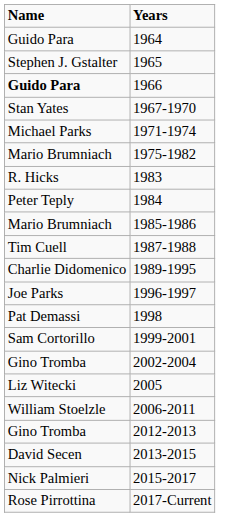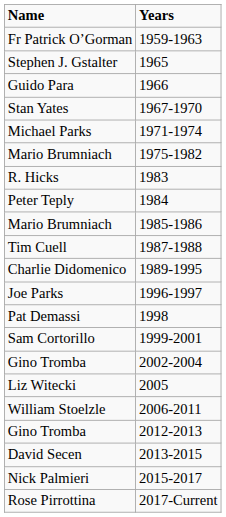+ row: (171, 39)
- row: (148, 39)
(44, 85) bold -> (41, 85) normal
